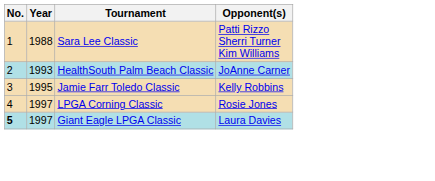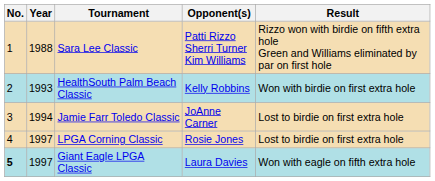+ column: (343, 13)
(254, 70) JoAnne Carner -> (217, 88) Kelly Robbins
(41, 87) 1995 -> (41, 117) 1994
(251, 87) Kelly Robbins -> (203, 117) JoAnne Carner
